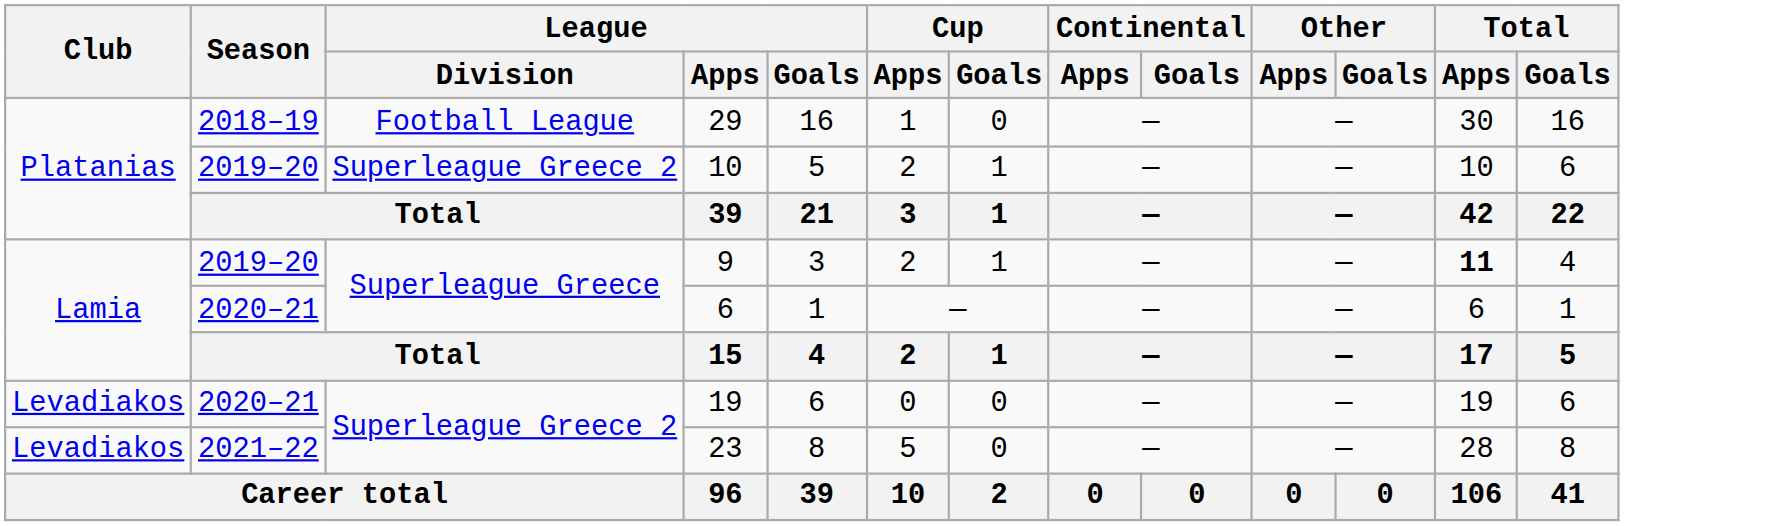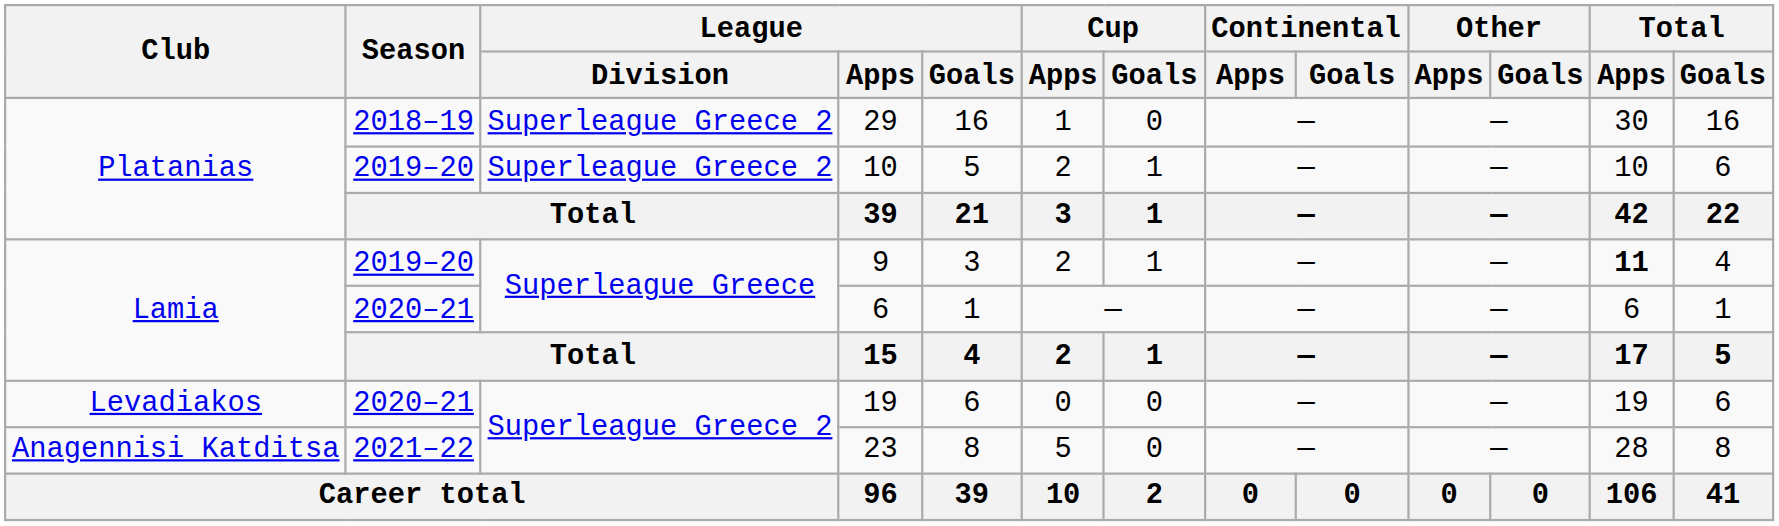(505, 122) Football League -> (660, 122) Superleague Greece 2
(98, 450) Levadiakos -> (176, 450) Anagennisi Katditsa
